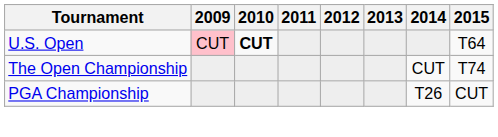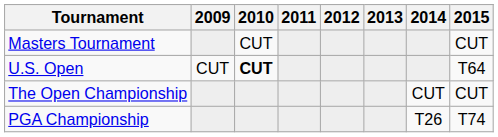+ row: (81, 43)
(213, 43) pink background -> (213, 68) no background
(472, 68) T74 -> (472, 94) CUT
(472, 94) CUT -> (472, 119) T74
